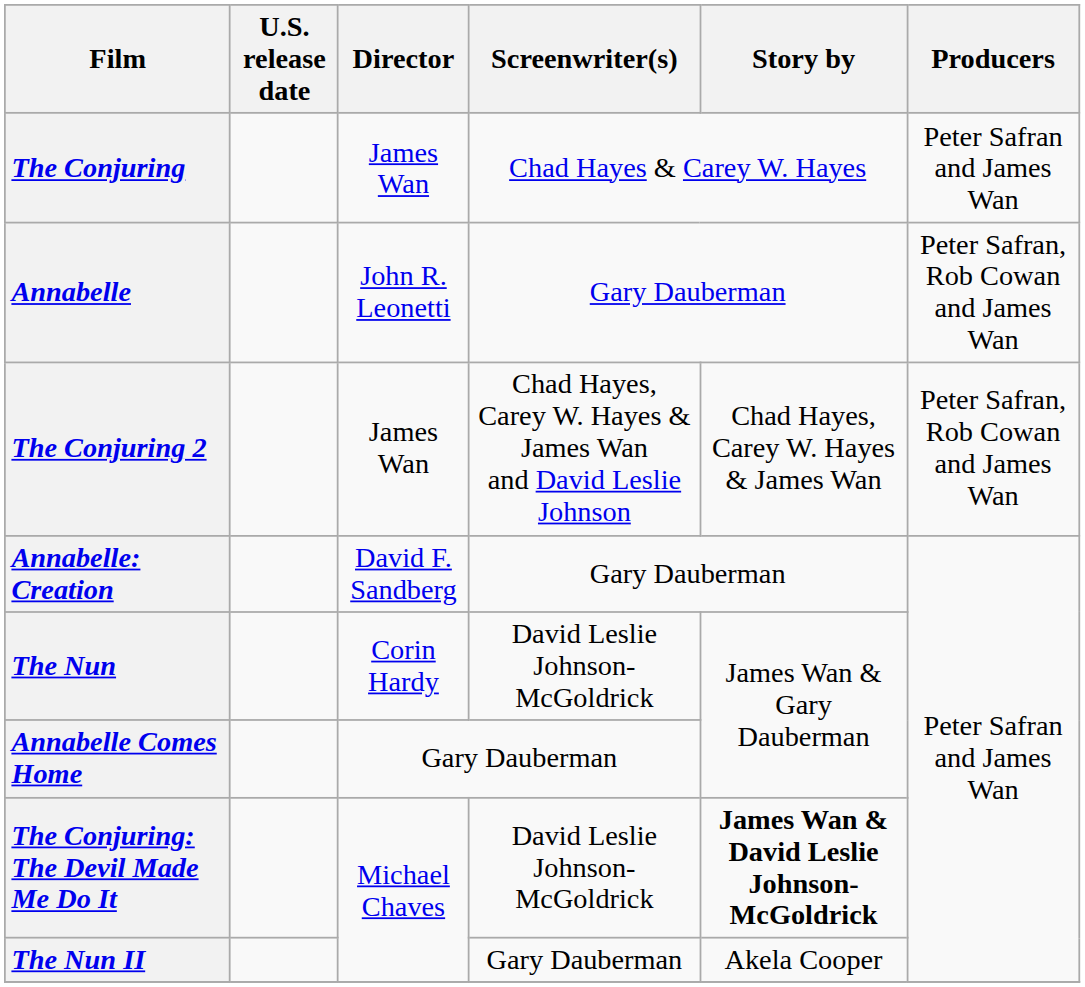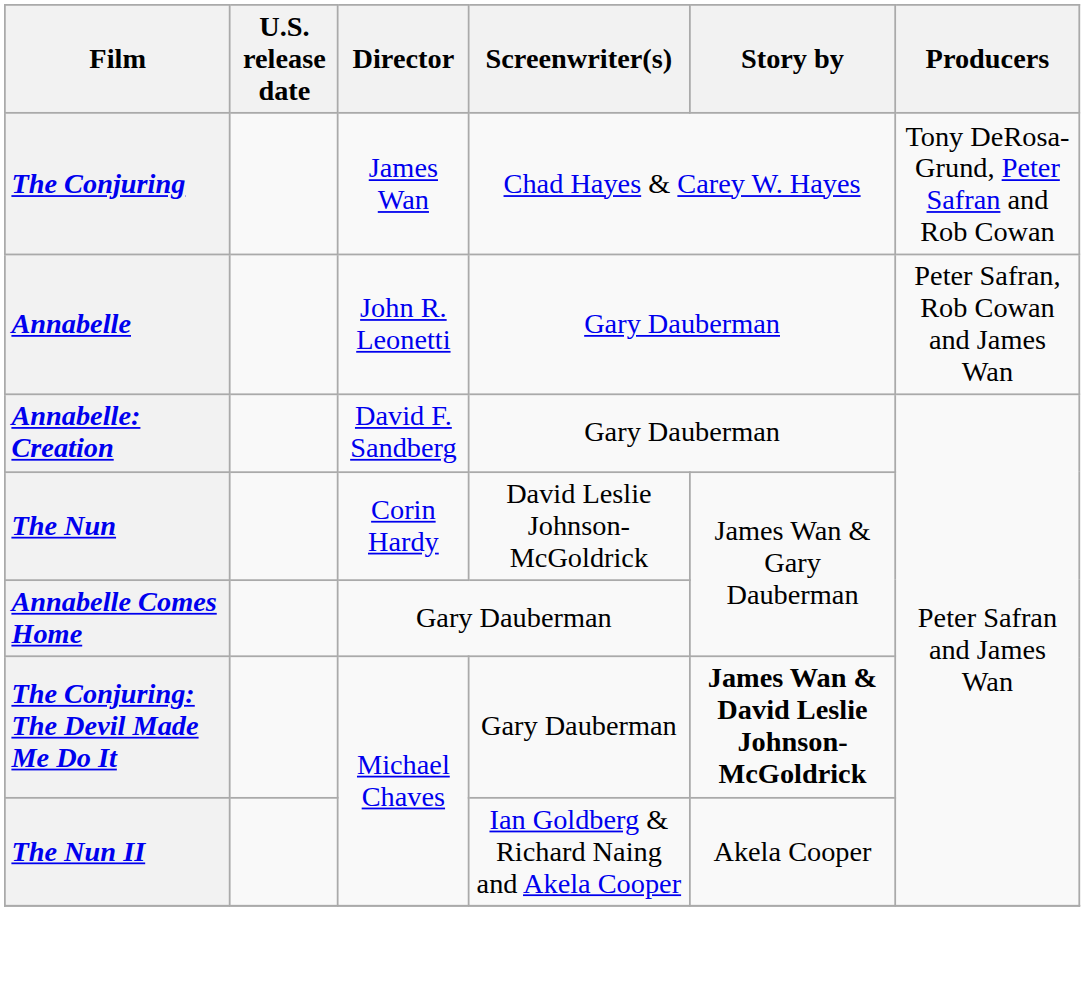(993, 167) Peter Safran and James Wan -> (987, 183) Tony DeRosa-Grund, Peter Safran and Rob Cowan
- row: (109, 448)
(584, 867) David Leslie Johnson-McGoldrick -> (579, 726) Gary Dauberman
(584, 959) Gary Dauberman -> (579, 851) Ian Goldberg & Richard Naing and Akela Cooper
